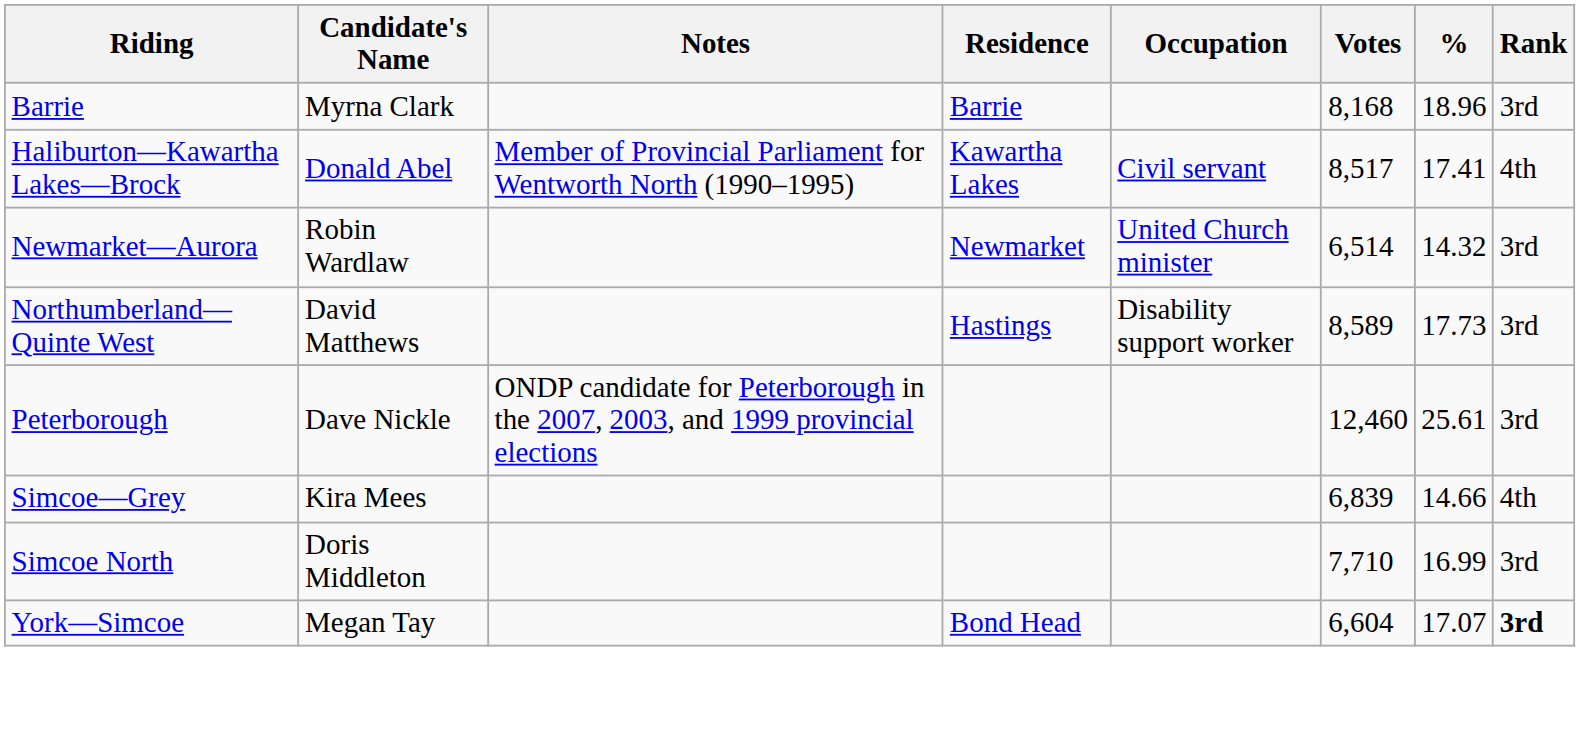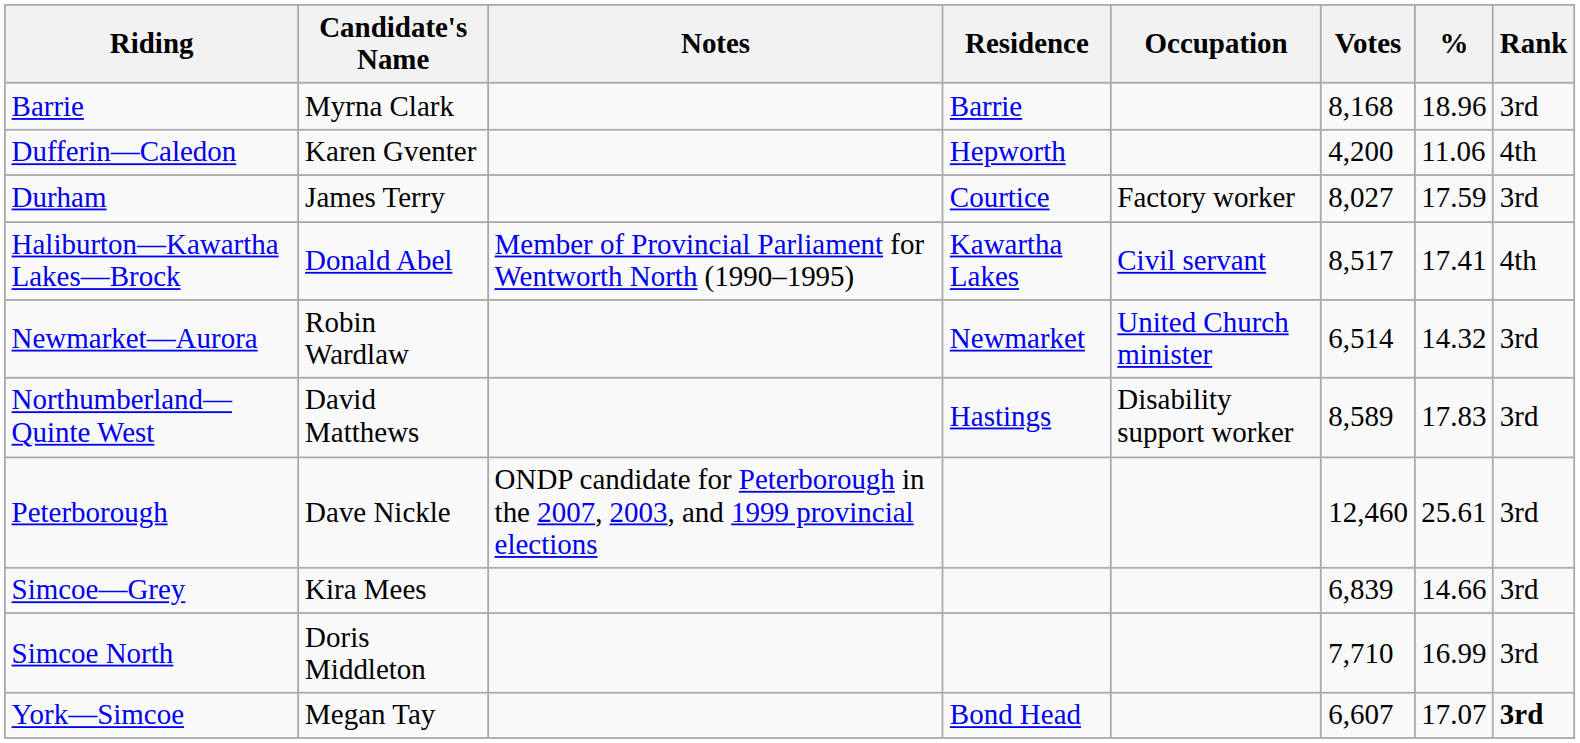+ row: (124, 151)
+ row: (59, 197)
(1454, 325) 17.73 -> (1454, 417) 17.83
(1518, 498) 4th -> (1519, 590) 3rd
(1361, 622) 6,604 -> (1361, 714) 6,607
